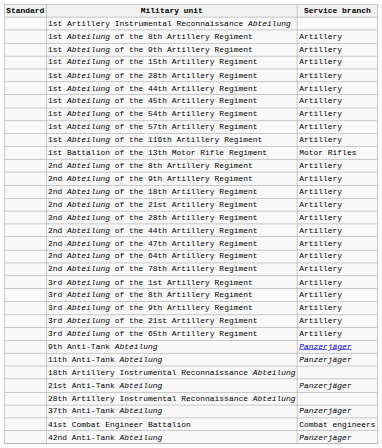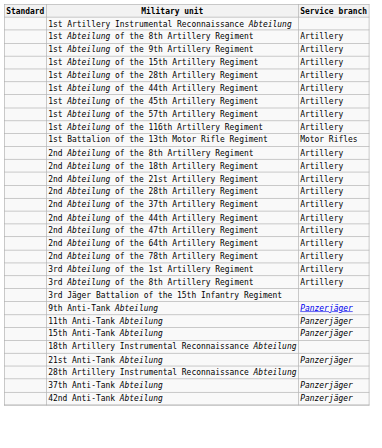- row: (153, 114)
- row: (150, 179)
+ row: (153, 205)
- row: (150, 308)
- row: (153, 321)
- row: (153, 334)
+ row: (165, 295)
+ row: (105, 334)
- row: (119, 424)
